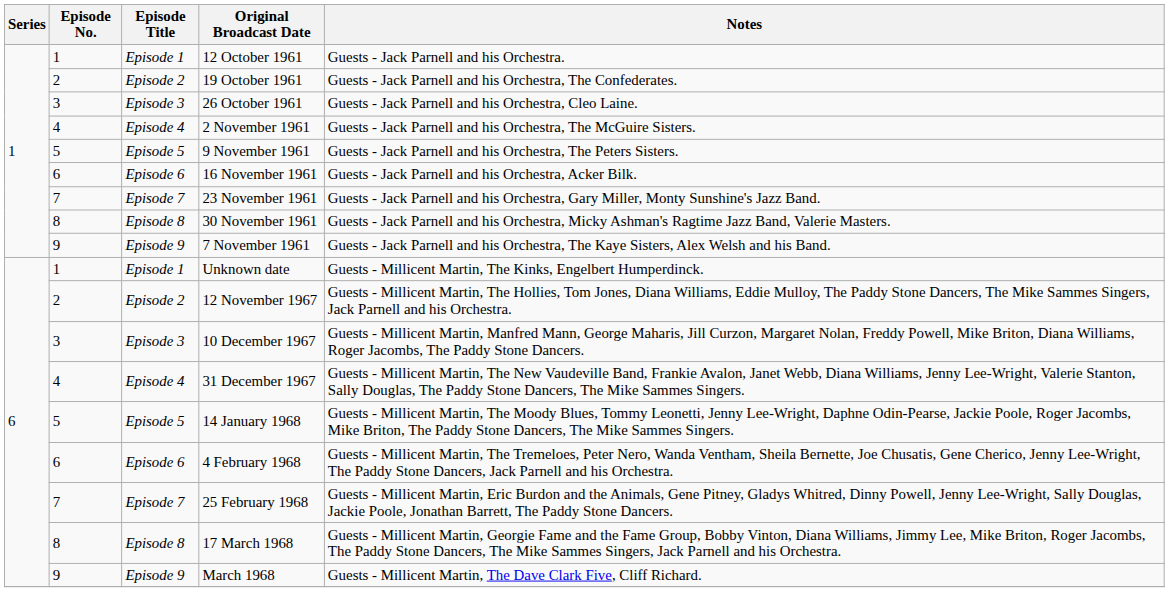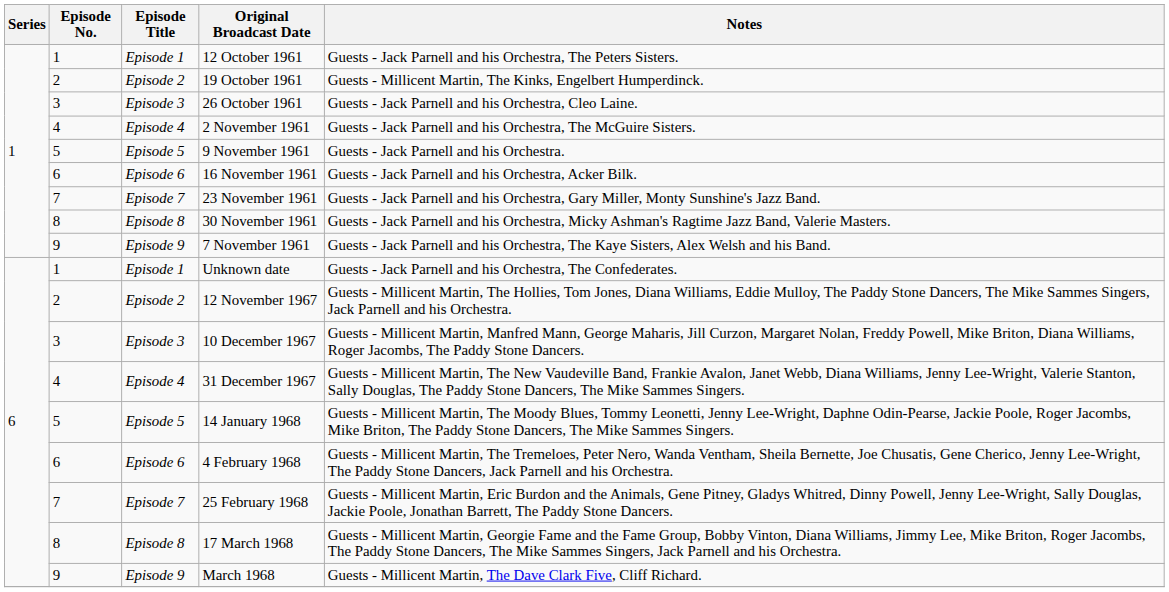(446, 56) Guests - Jack Parnell and his Orchestra. -> (503, 56) Guests - Jack Parnell and his Orchestra, The Peters Sisters.
(503, 80) Guests - Jack Parnell and his Orchestra, The Confederates. -> (516, 80) Guests - Millicent Martin, The Kinks, Engelbert Humperdinck.
(503, 151) Guests - Jack Parnell and his Orchestra, The Peters Sisters. -> (446, 151) Guests - Jack Parnell and his Orchestra.
(516, 269) Guests - Millicent Martin, The Kinks, Engelbert Humperdinck. -> (503, 269) Guests - Jack Parnell and his Orchestra, The Confederates.
